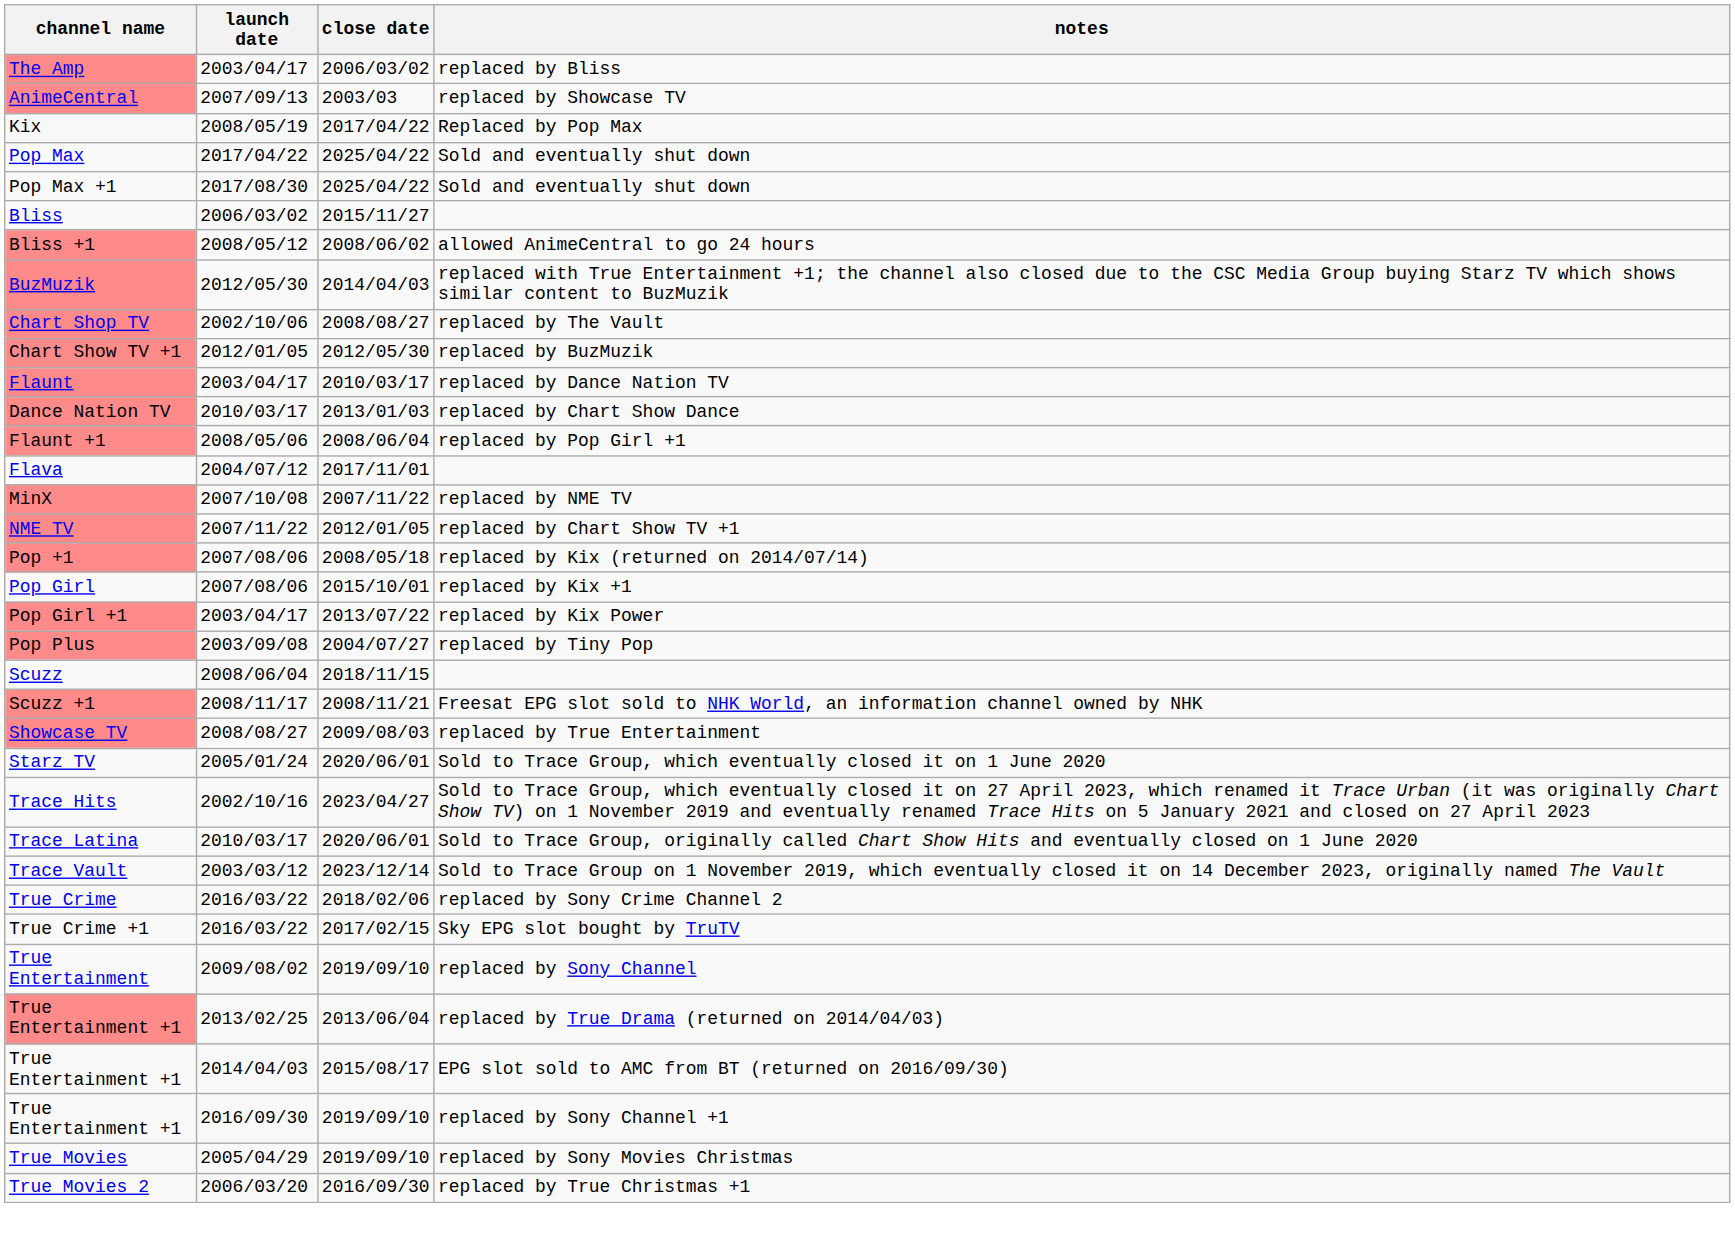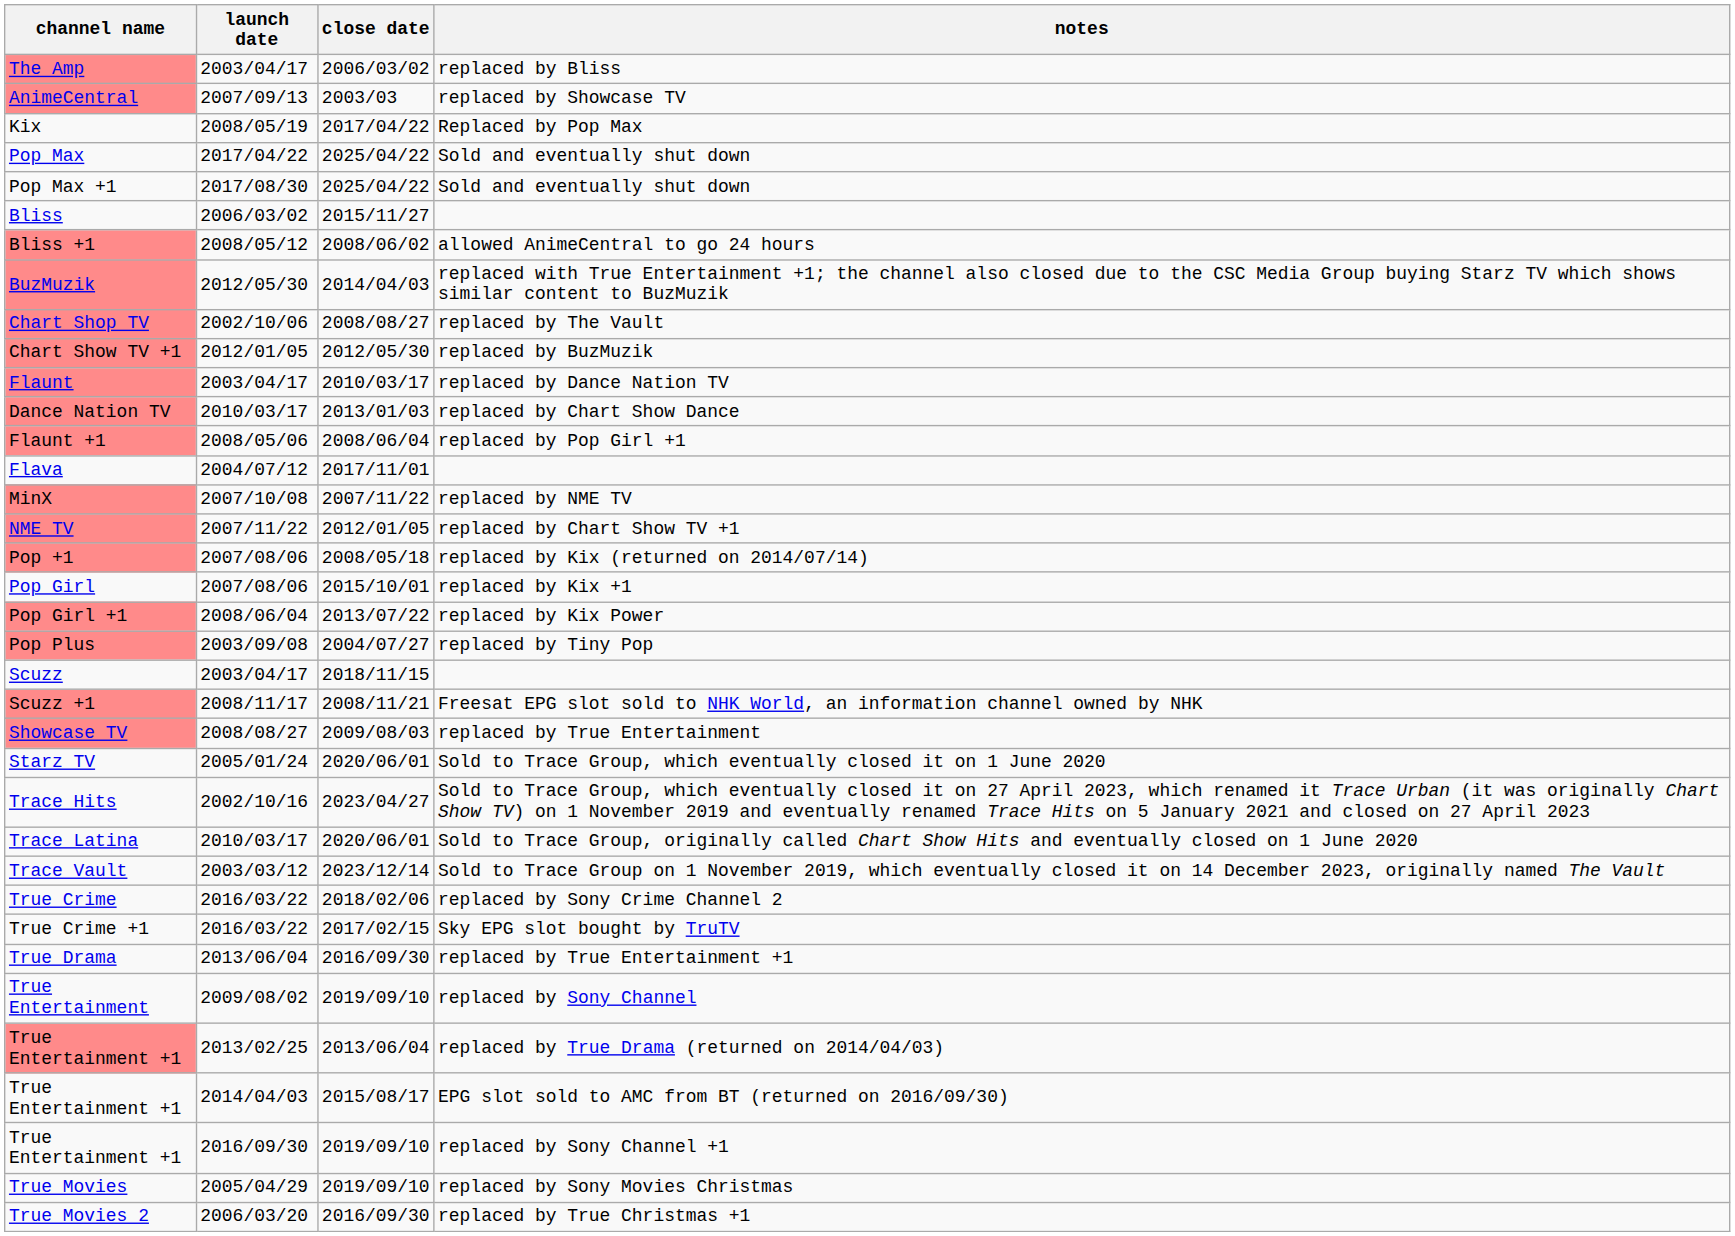(254, 616) 2003/04/17 -> (254, 616) 2008/06/04
(254, 675) 2008/06/04 -> (254, 675) 2003/04/17
+ row: (63, 959)
